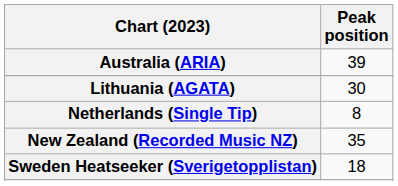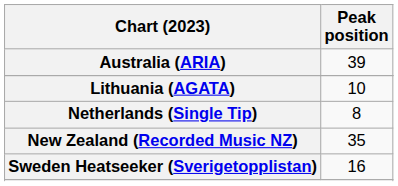(357, 88) 30 -> (357, 88) 10
(357, 166) 18 -> (357, 166) 16
